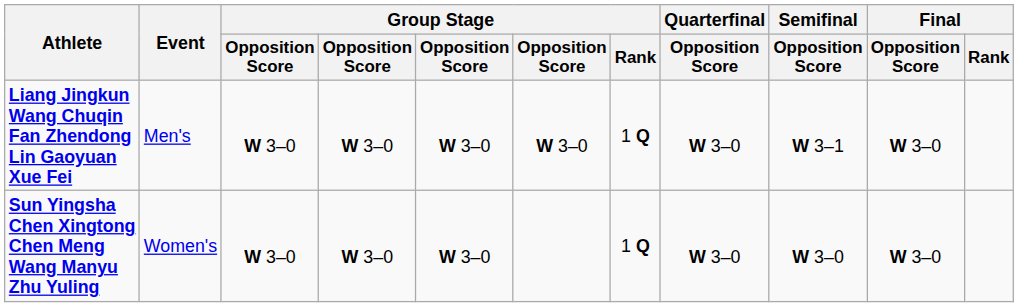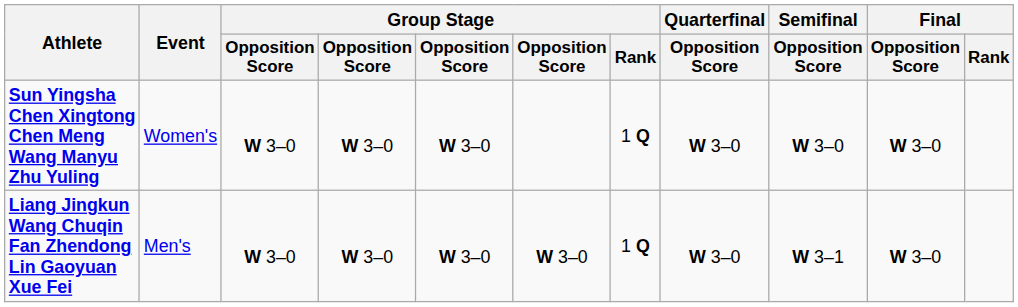rows swapped: (70, 135) <-> (72, 246)
